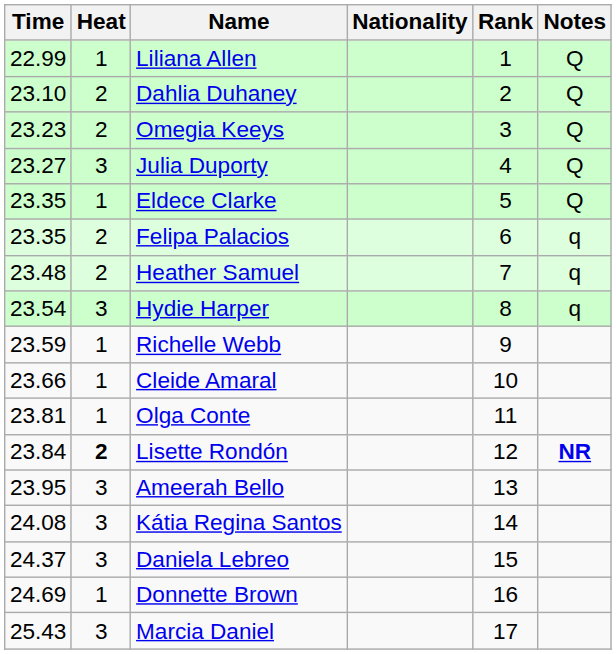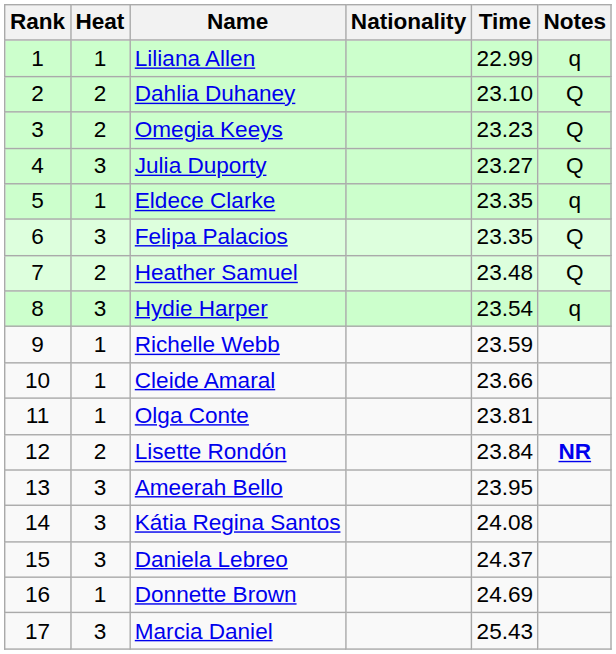columns swapped: (505, 22) <-> (38, 22)
(575, 58) Q -> (575, 58) q
(575, 201) Q -> (575, 201) q
(101, 237) 2 -> (100, 237) 3
(575, 237) q -> (575, 237) Q
(575, 272) q -> (575, 272) Q
(101, 451) bold -> (100, 451) normal
